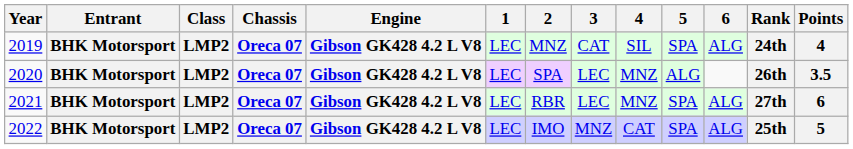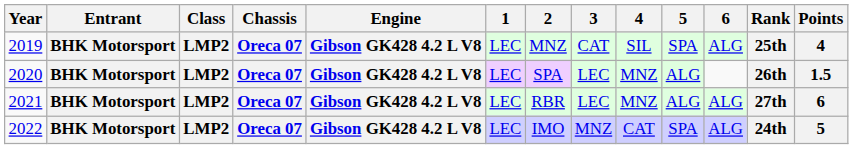(771, 45) 24th -> (771, 45) 25th
(821, 73) 3.5 -> (821, 73) 1.5
(683, 101) SPA -> (683, 101) ALG
(771, 129) 25th -> (771, 129) 24th
